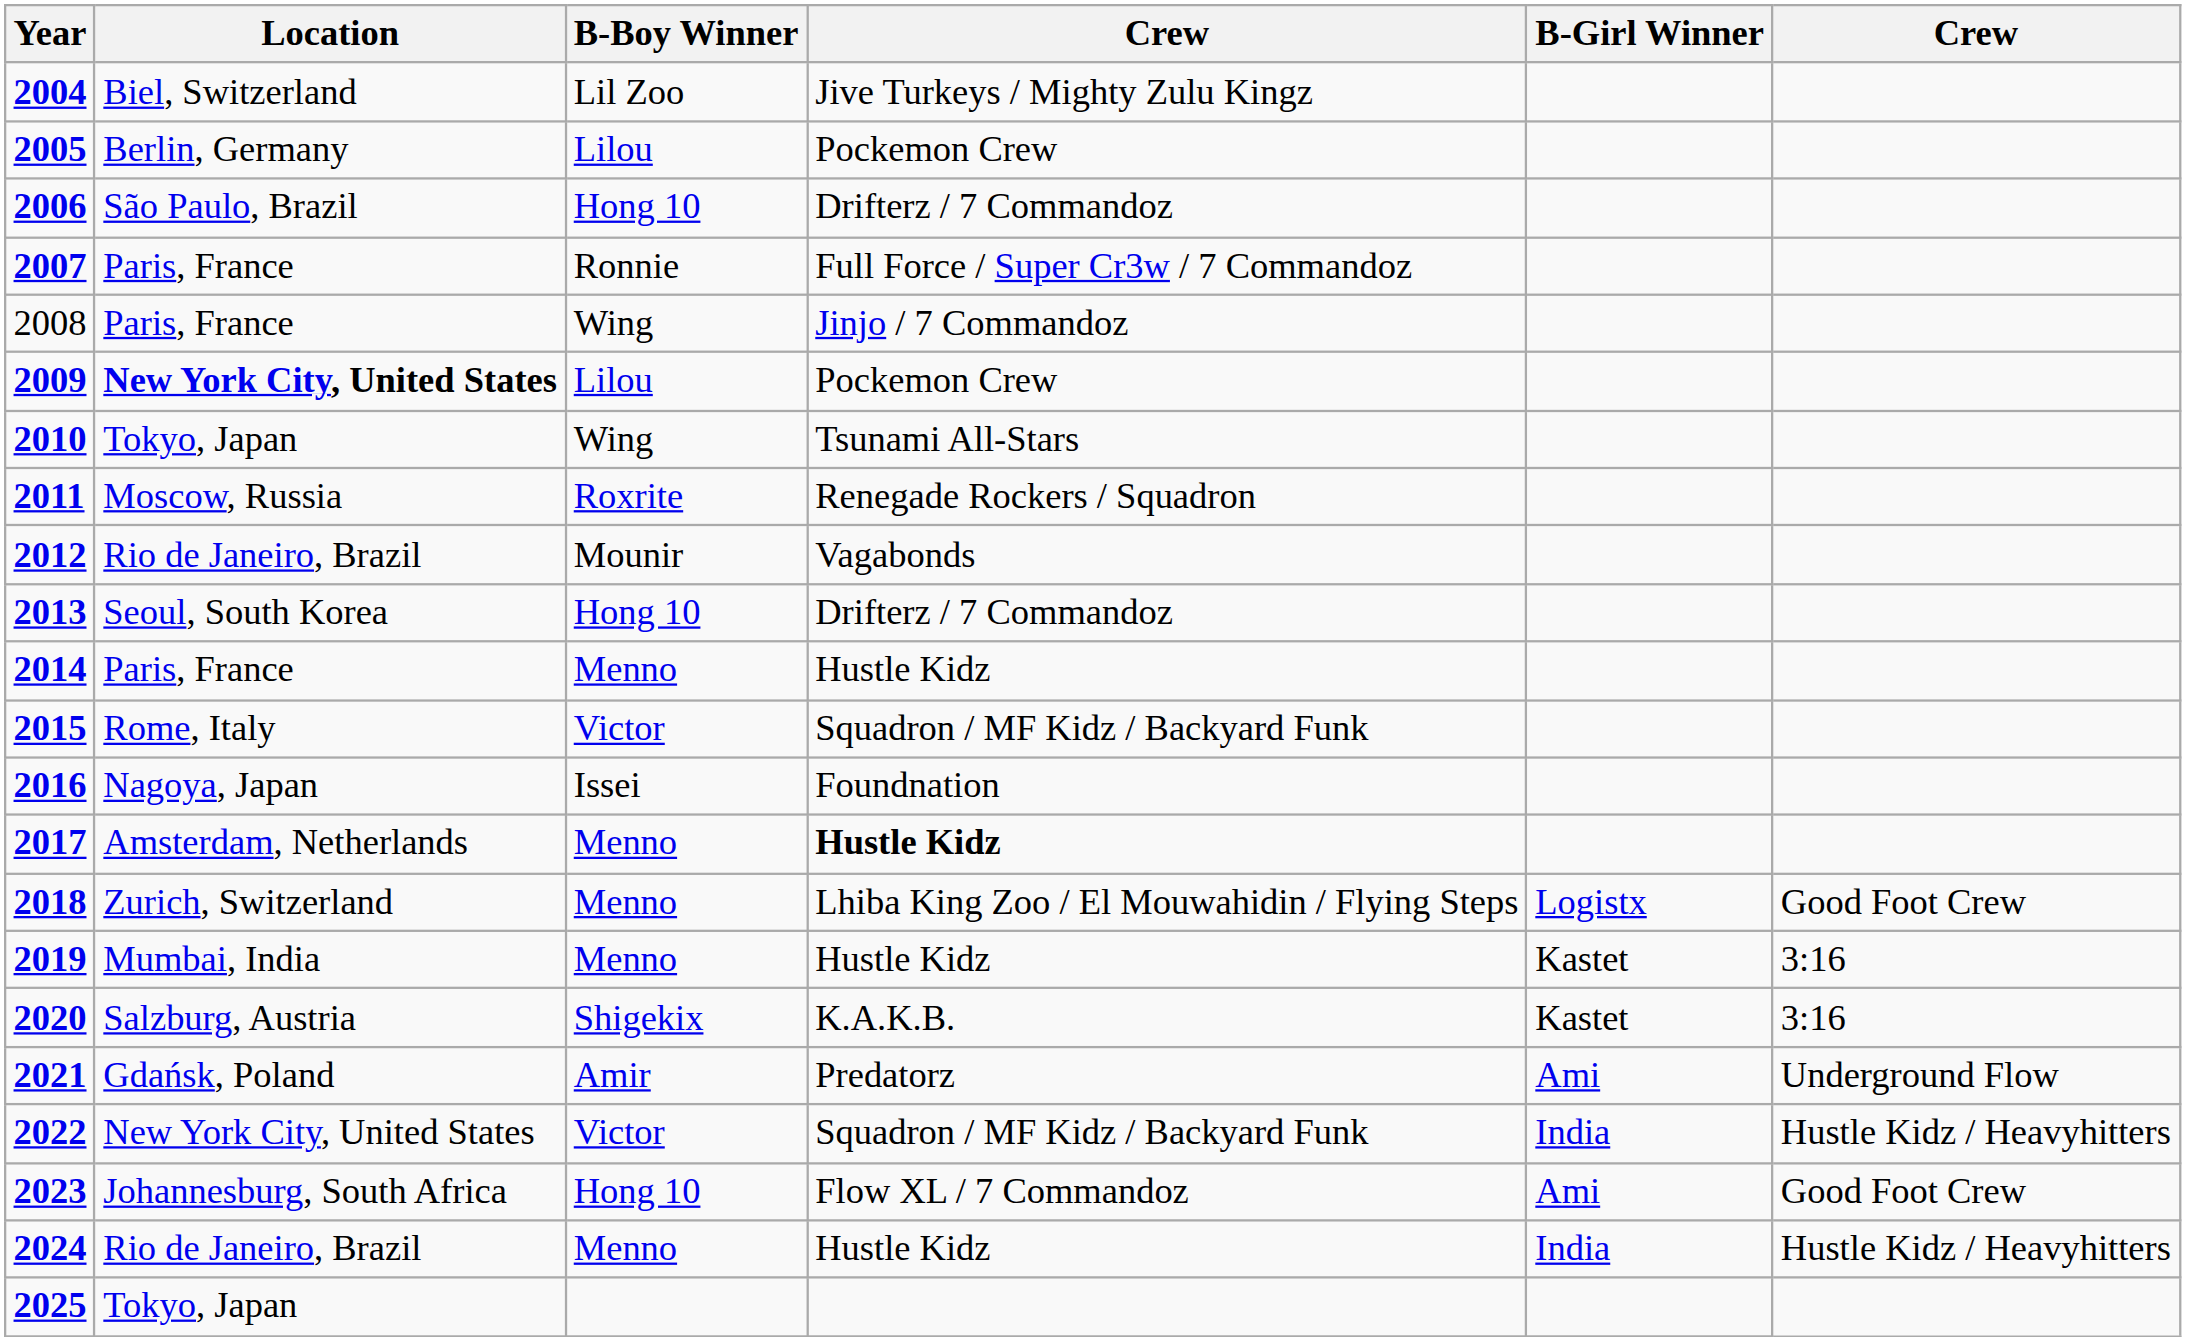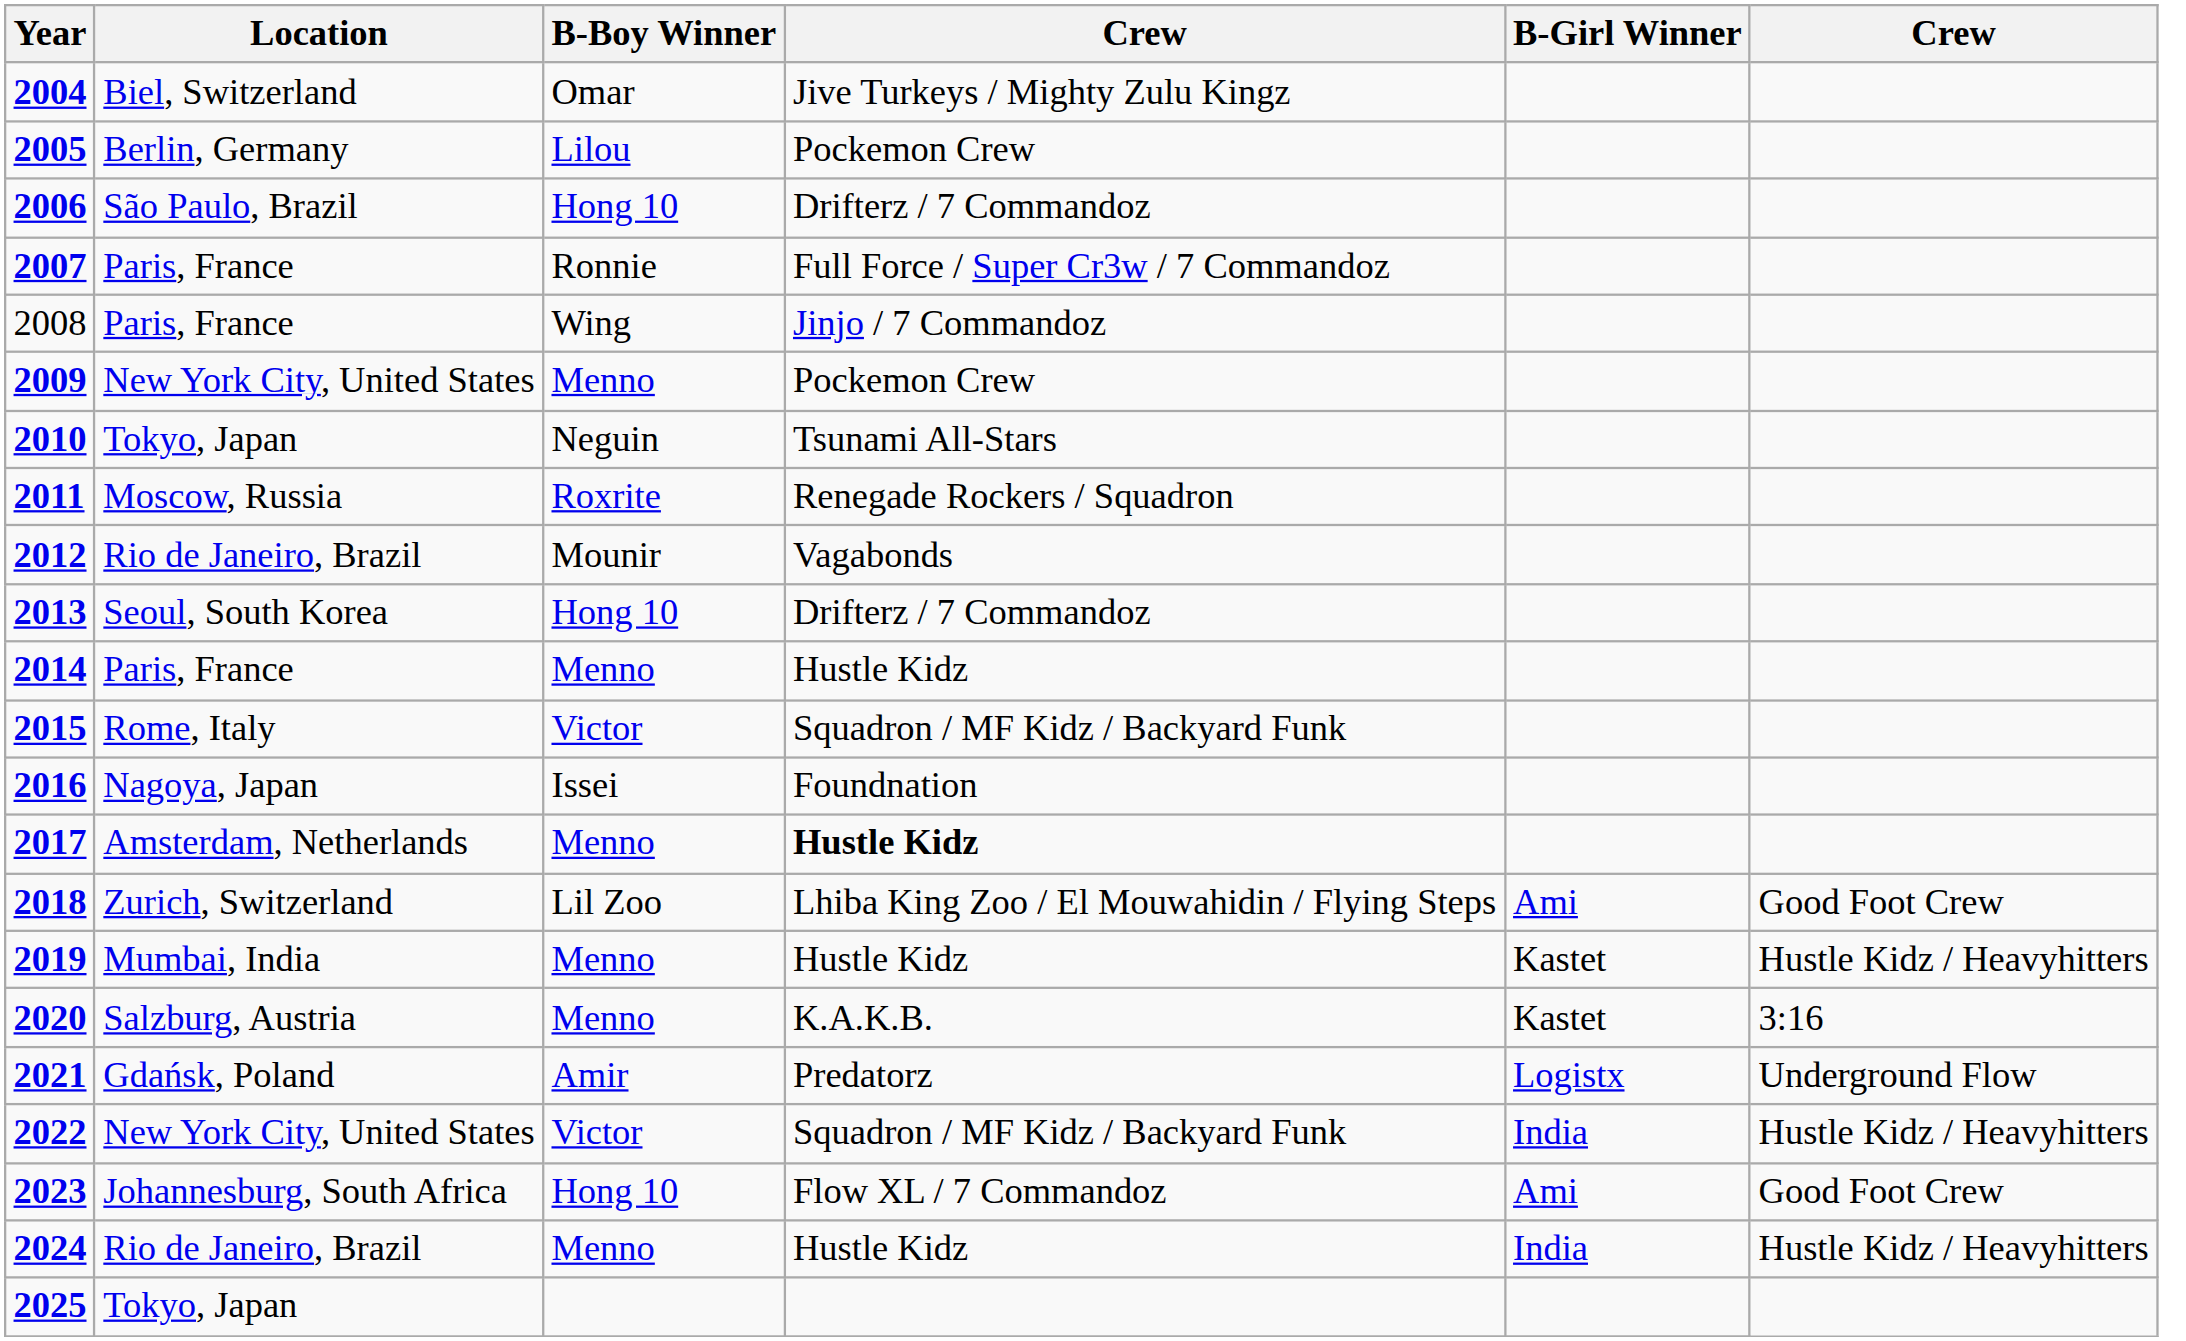(629, 91) Lil Zoo -> (593, 91) Omar
(330, 380) bold -> (319, 380) normal
(613, 380) Lilou -> (603, 380) Menno
(614, 438) Wing -> (605, 438) Neguin
(625, 901) Menno -> (607, 901) Lil Zoo
(1591, 901) Logistx -> (1545, 901) Ami
(1813, 959) 3:16 -> (1954, 959) Hustle Kidz / Heavyhitters
(639, 1016) Shigekix -> (603, 1016) Menno
(1568, 1074) Ami -> (1569, 1074) Logistx
